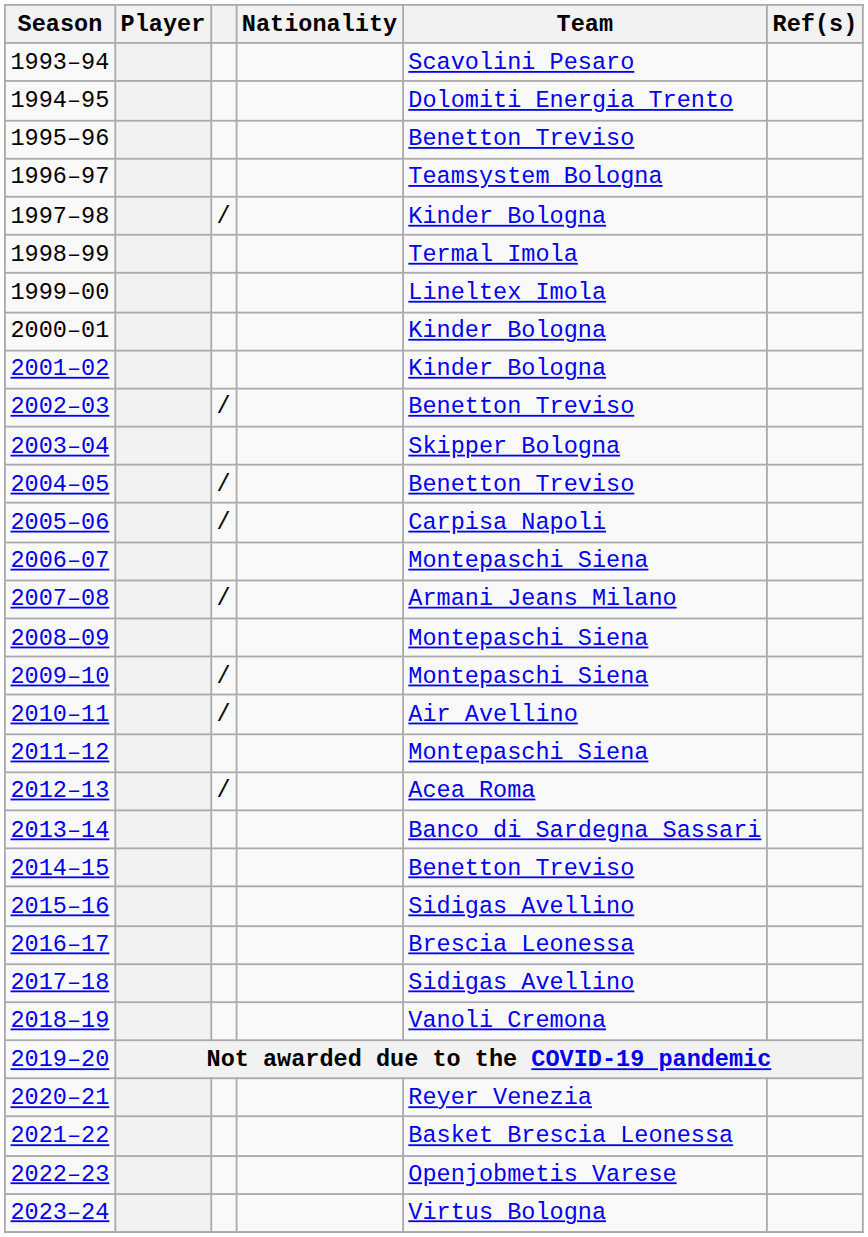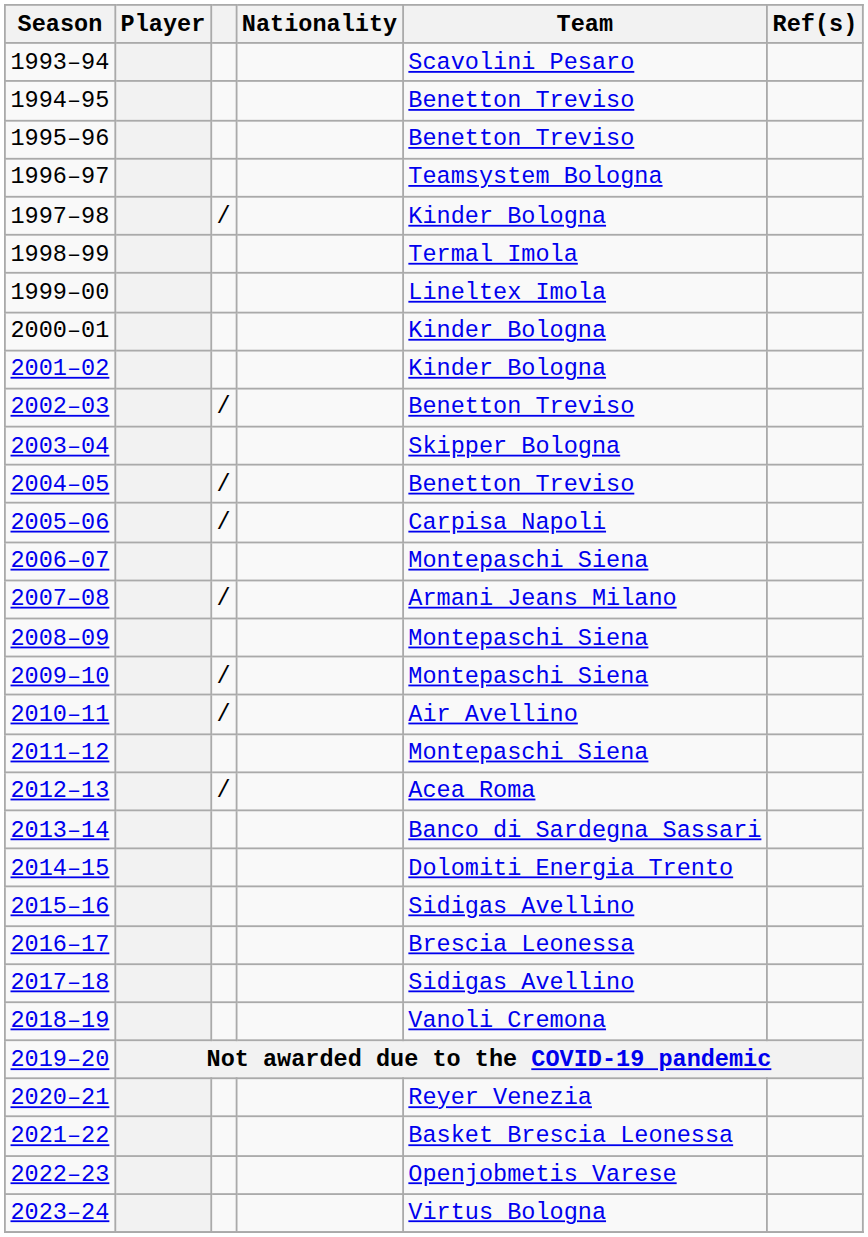(571, 101) Dolomiti Energia Trento -> (521, 101) Benetton Treviso
(521, 868) Benetton Treviso -> (571, 868) Dolomiti Energia Trento
